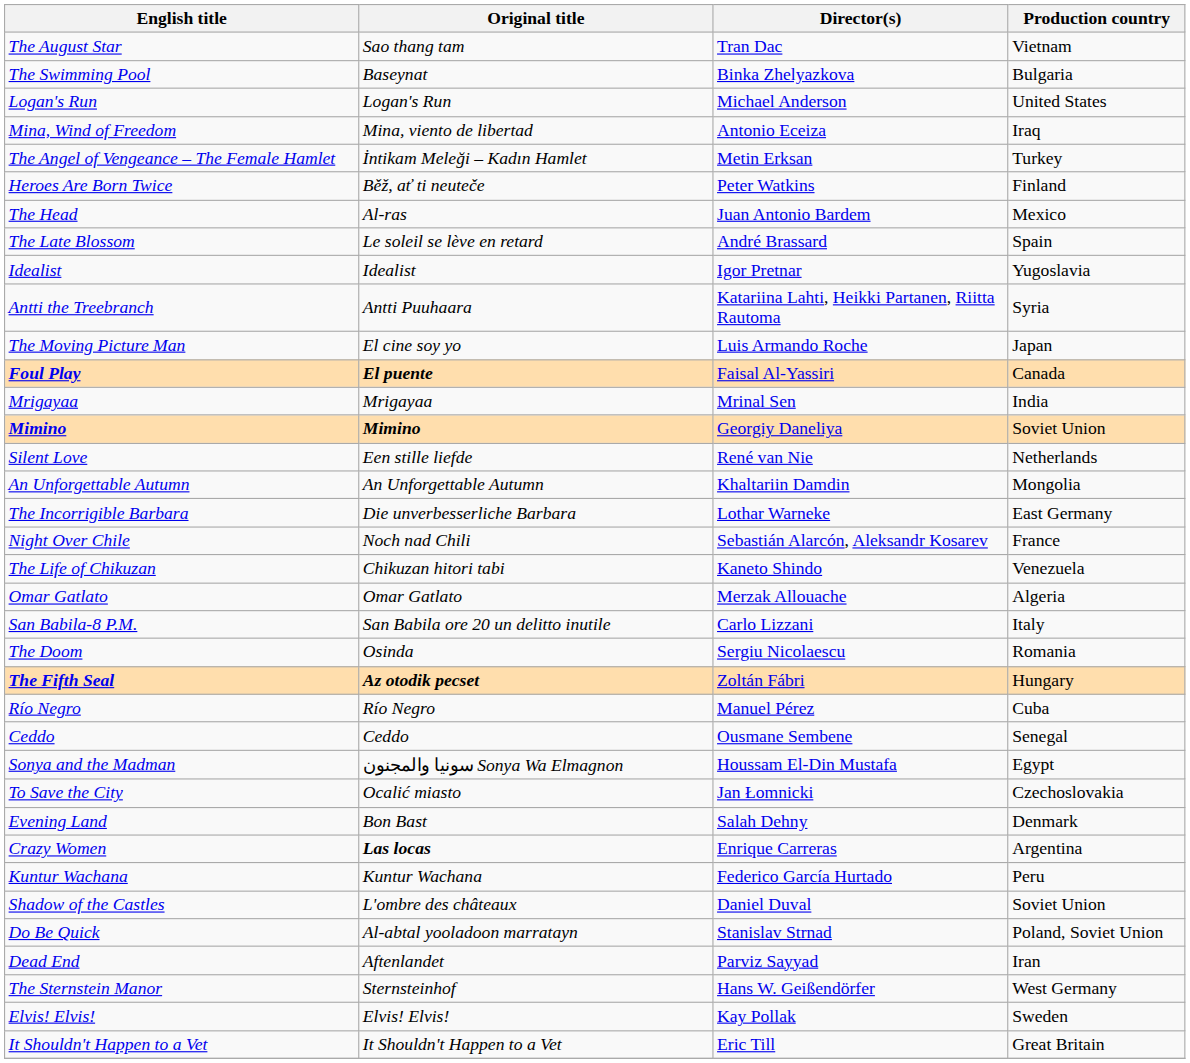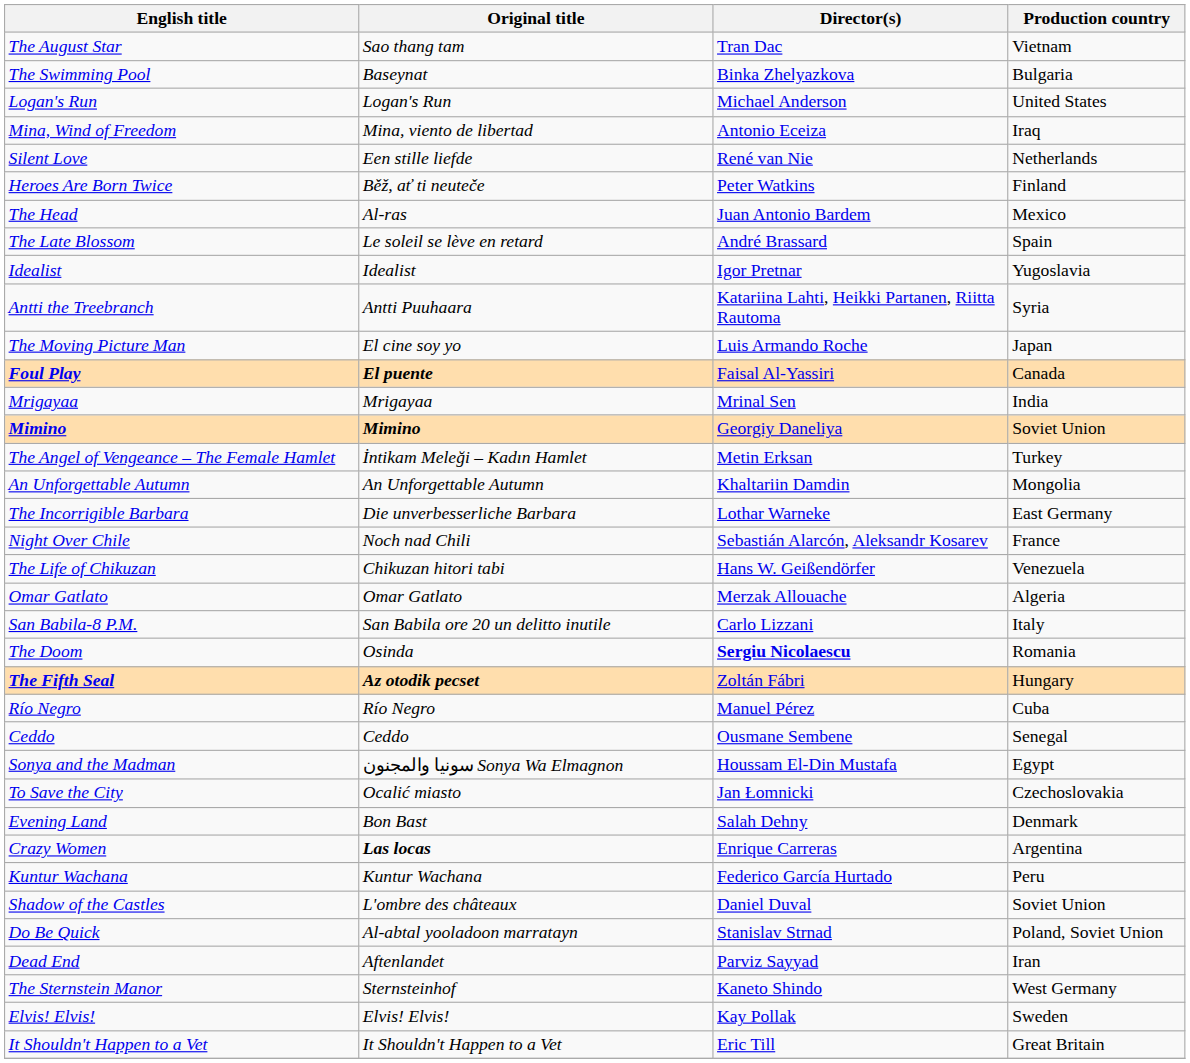rows swapped: (172, 158) <-> (48, 456)
(770, 568) Kaneto Shindo -> (796, 568) Hans W. Geißendörfer
(781, 652) normal -> (784, 652) bold
(796, 988) Hans W. Geißendörfer -> (770, 988) Kaneto Shindo
